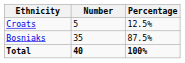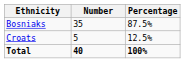rows swapped: (26, 38) <-> (21, 24)
